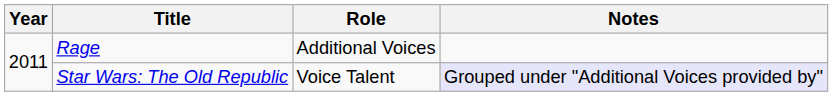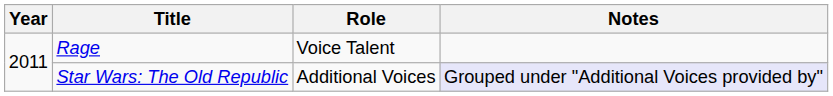(366, 47) Additional Voices -> (346, 47) Voice Talent
(346, 76) Voice Talent -> (366, 76) Additional Voices
